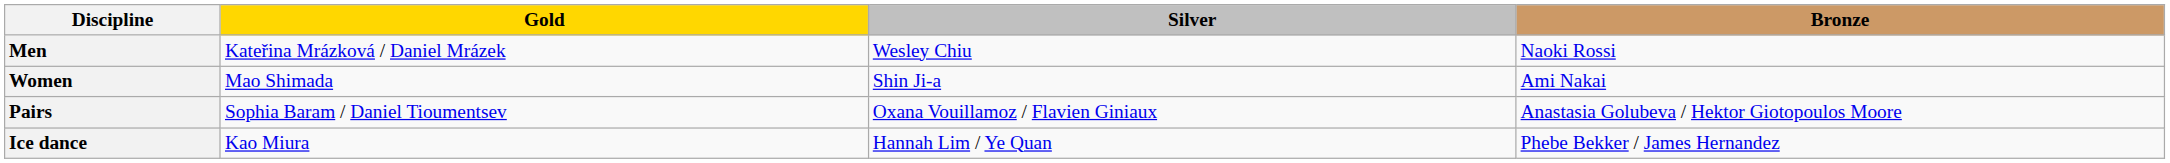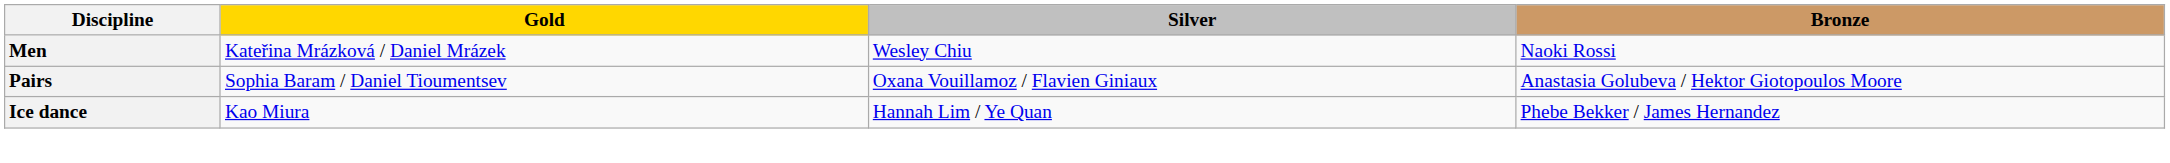- row: (41, 81)
